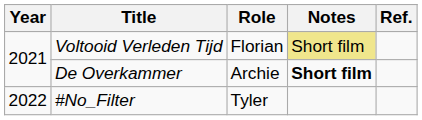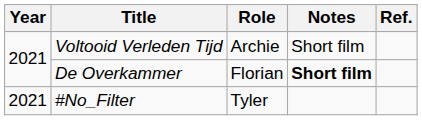(257, 45) Florian -> (255, 45) Archie
(328, 45) khaki background -> (328, 45) no background
(255, 73) Archie -> (257, 73) Florian
(28, 100) 2022 -> (28, 100) 2021
